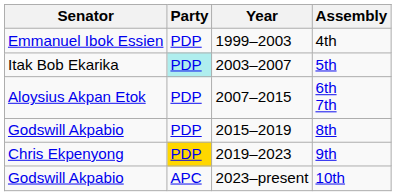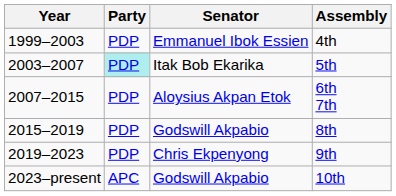columns swapped: (86, 16) <-> (262, 16)
(186, 154) gold background -> (124, 154) no background
